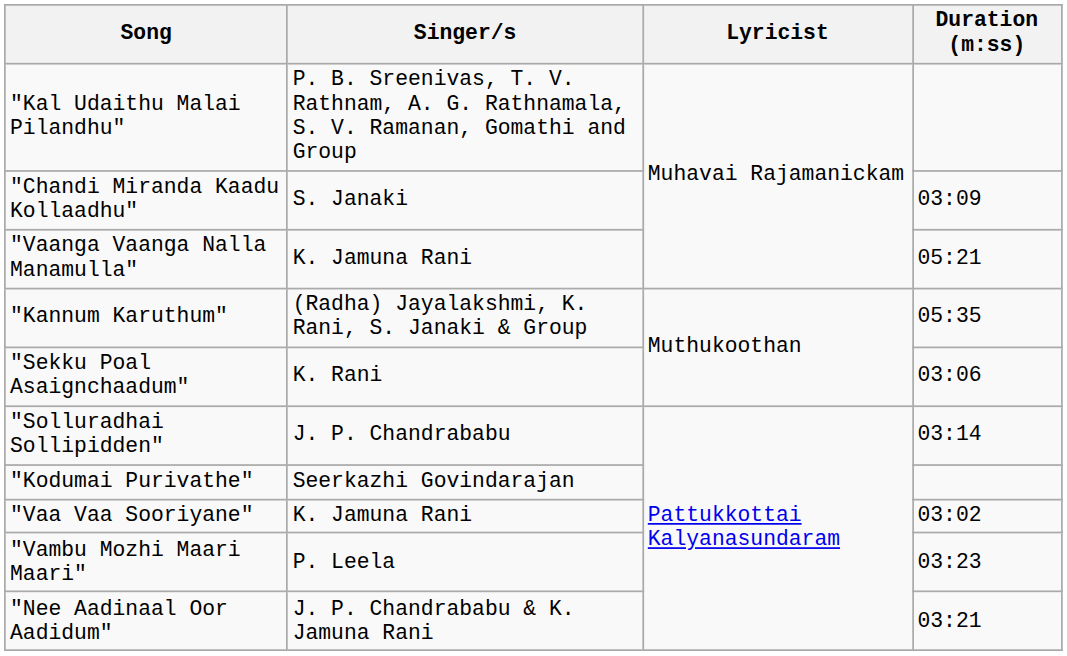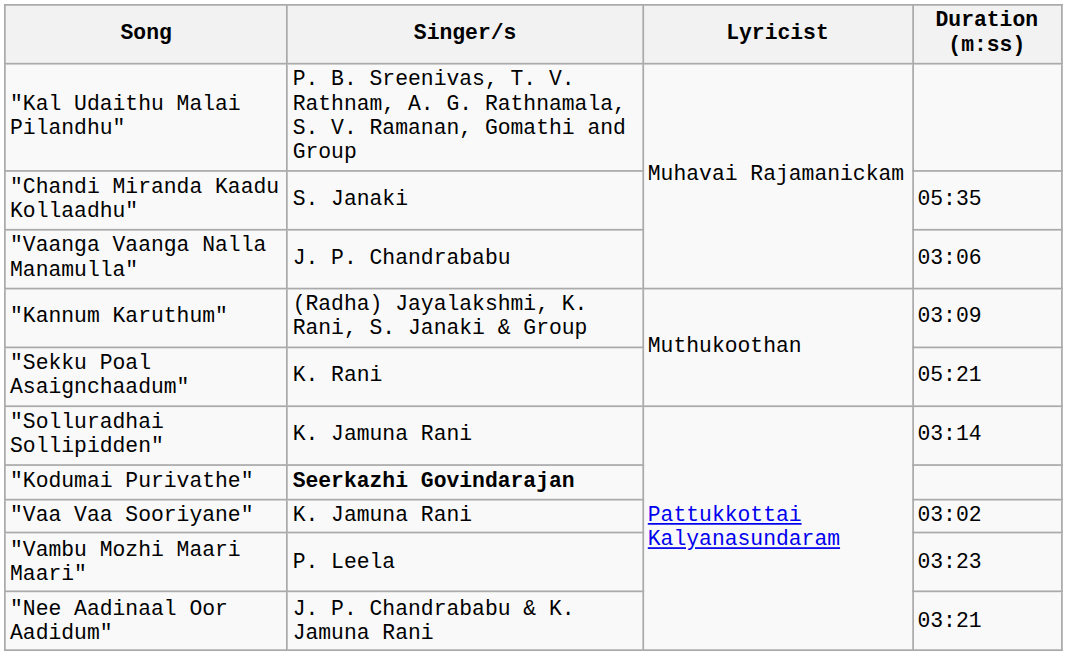(949, 200) 03:09 -> (949, 200) 05:35
(382, 259) K. Jamuna Rani -> (402, 259) J. P. Chandrababu
(949, 259) 05:21 -> (949, 259) 03:06
(949, 318) 05:35 -> (949, 318) 03:09
(949, 377) 03:06 -> (949, 377) 05:21
(402, 435) J. P. Chandrababu -> (382, 435) K. Jamuna Rani
(434, 482) normal -> (434, 482) bold
